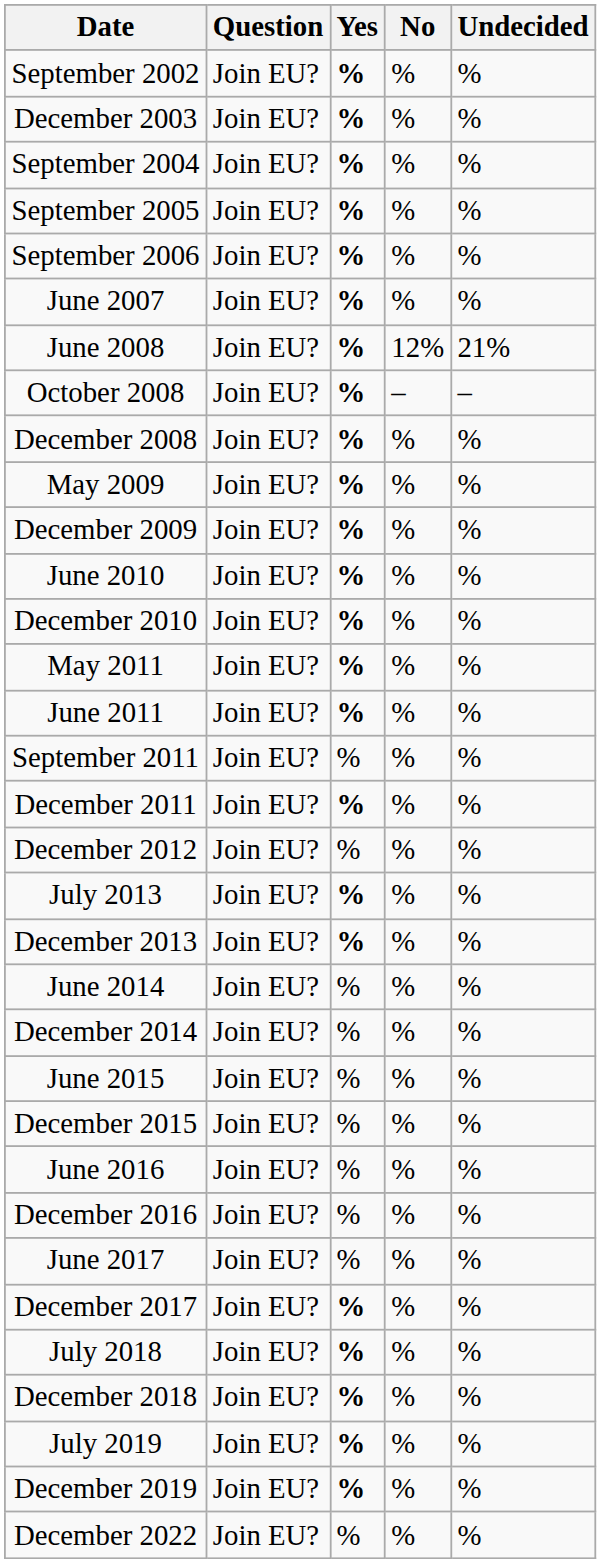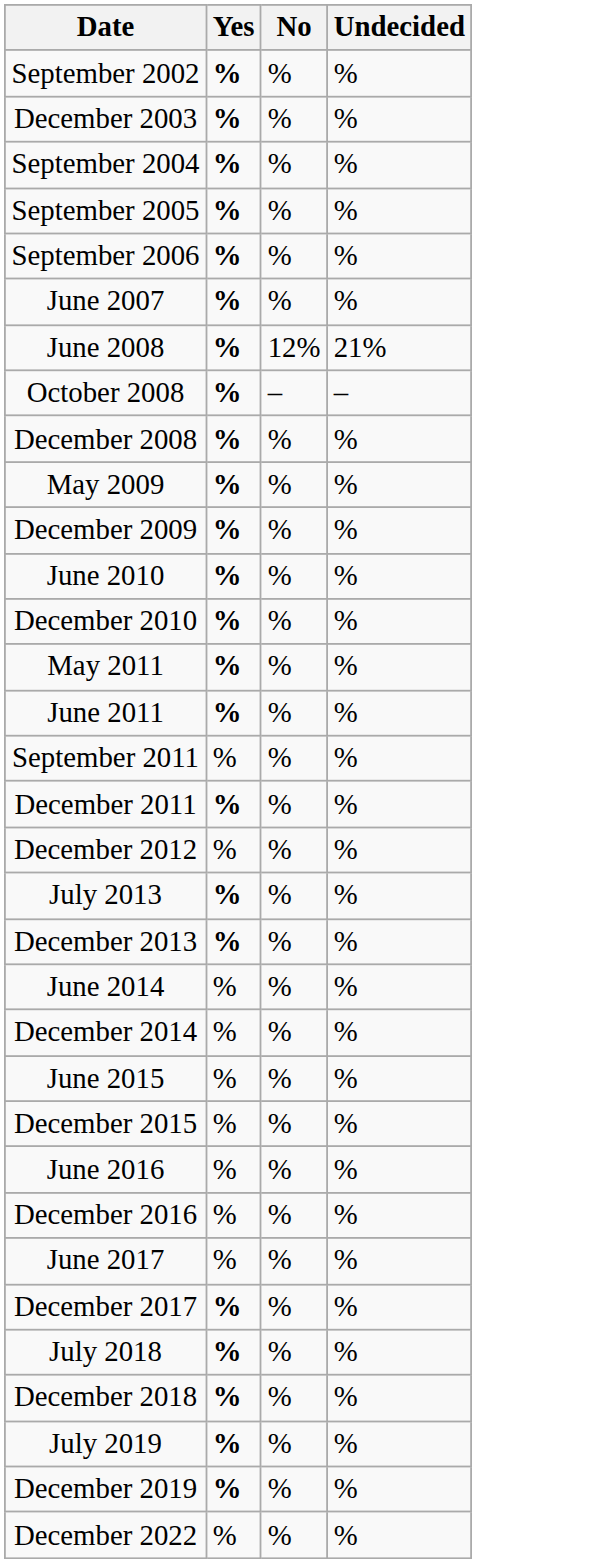- column: (268, 27)
